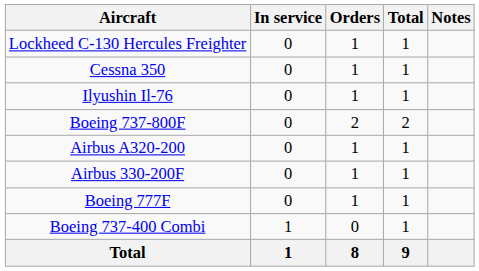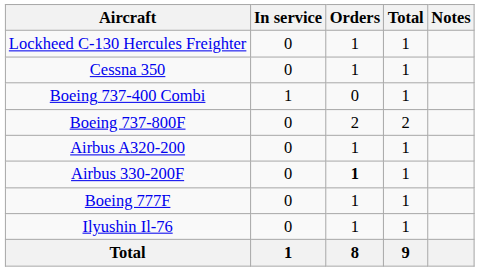rows swapped: (128, 226) <-> (128, 95)
(355, 174) normal -> (355, 174) bold
